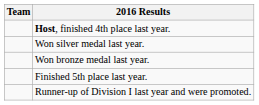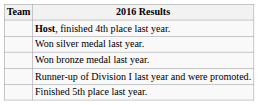rows swapped: (91, 76) <-> (143, 92)
